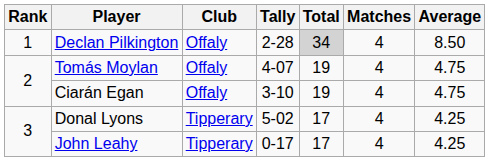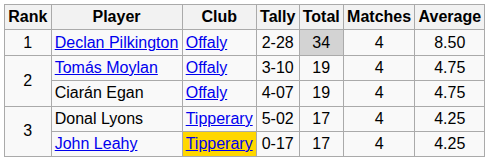(278, 67) 4-07 -> (278, 67) 3-10
(278, 93) 3-10 -> (278, 93) 4-07
(219, 144) no background -> (219, 144) gold background
